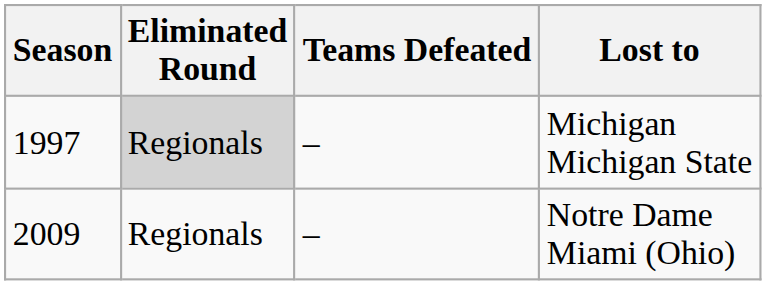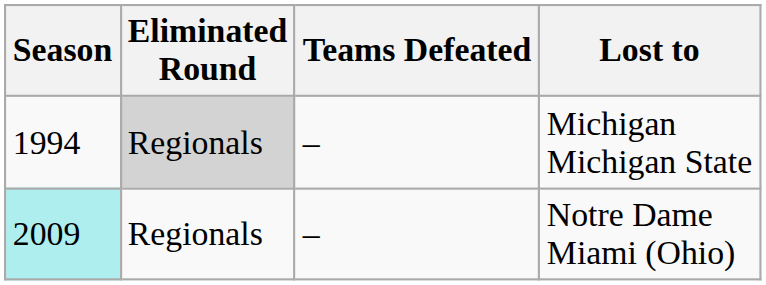(47, 141) 1997 -> (47, 141) 1994
(47, 233) no background -> (47, 233) paleturquoise background
